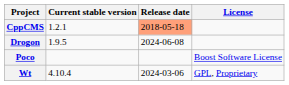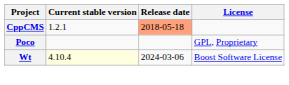- row: (25, 42)
(238, 58) Boost Software License -> (226, 42) GPL, Proprietary
(60, 73) no background -> (60, 58) lightyellow background
(226, 73) GPL, Proprietary -> (238, 58) Boost Software License
